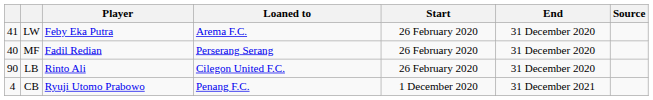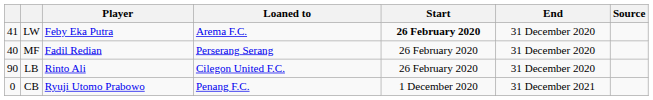(438, 32) normal -> (438, 32) bold
(12, 87) 4 -> (12, 87) 0
